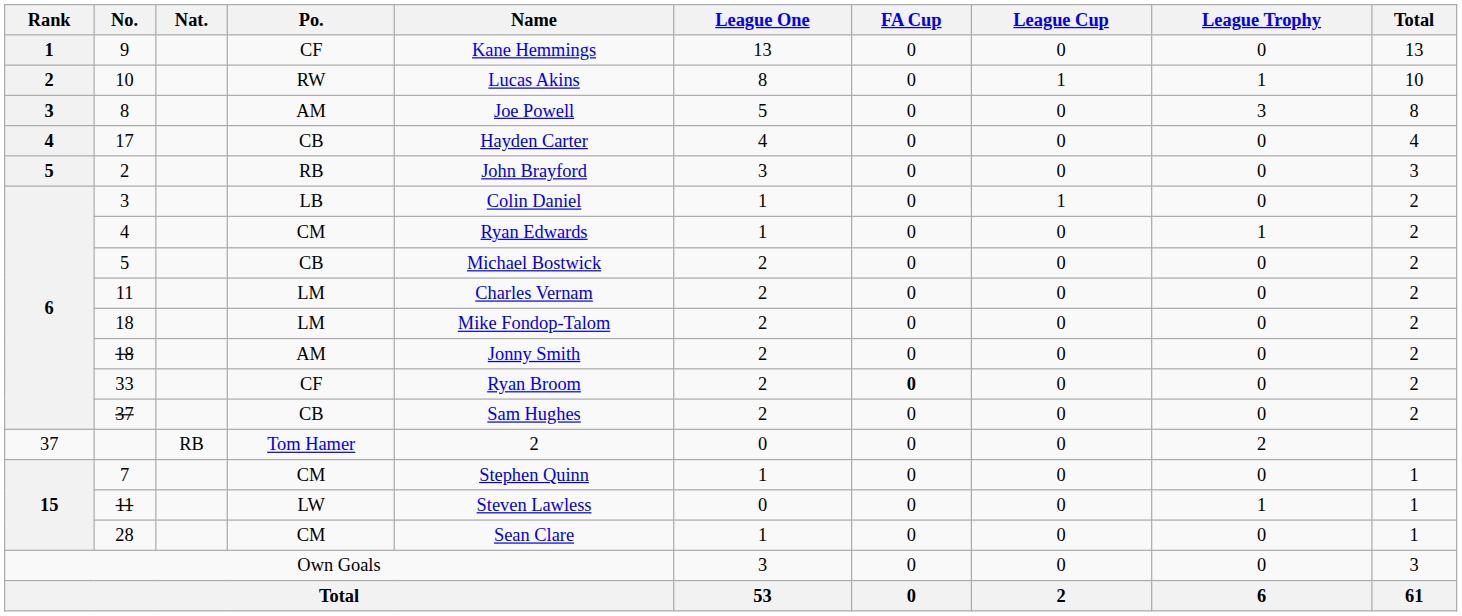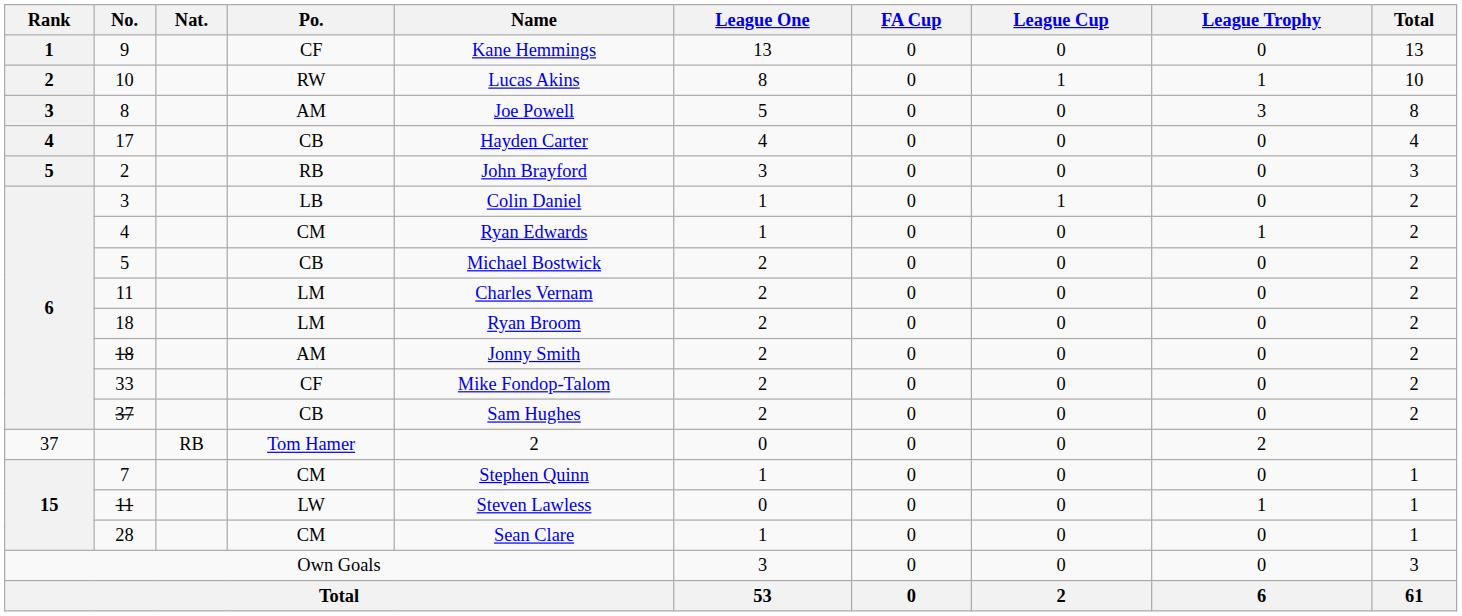(534, 323) Mike Fondop-Talom -> (534, 323) Ryan Broom
(534, 383) Ryan Broom -> (534, 383) Mike Fondop-Talom
(911, 383) bold -> (911, 383) normal
